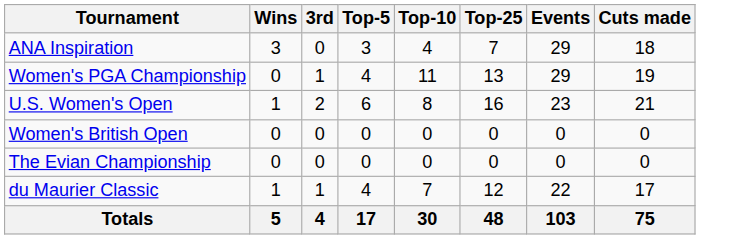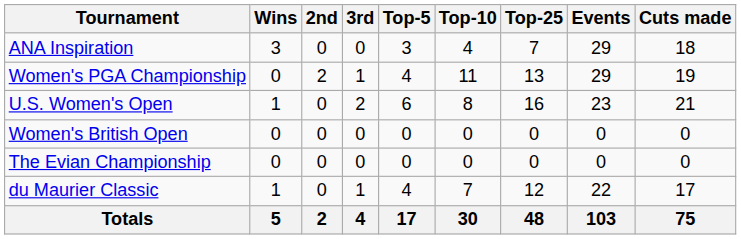+ column: (322, 18)
